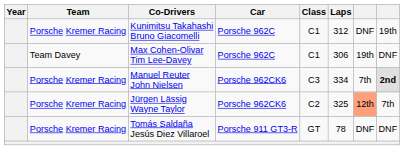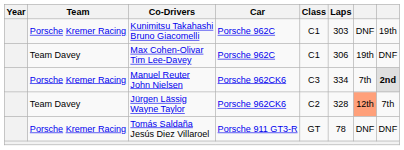(341, 31) 312 -> (341, 31) 303
(78, 104) Porsche Kremer Racing -> (55, 104) Team Davey
(341, 104) 325 -> (341, 104) 328
